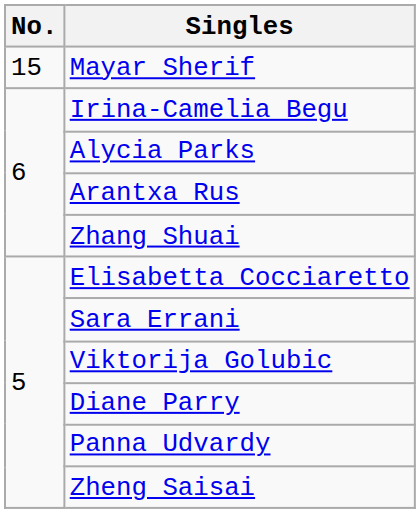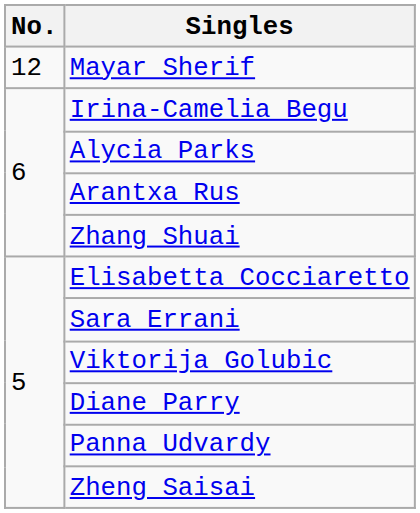(27, 68) 15 -> (27, 68) 12
